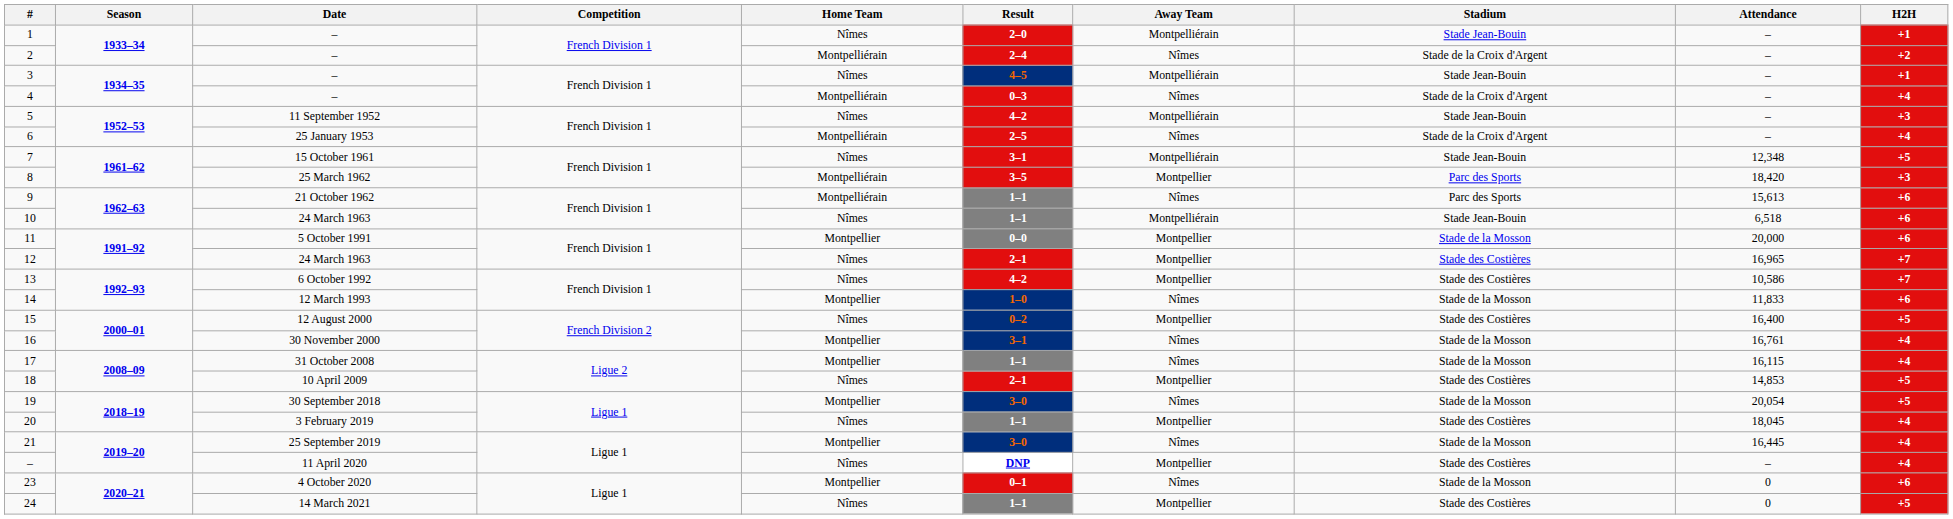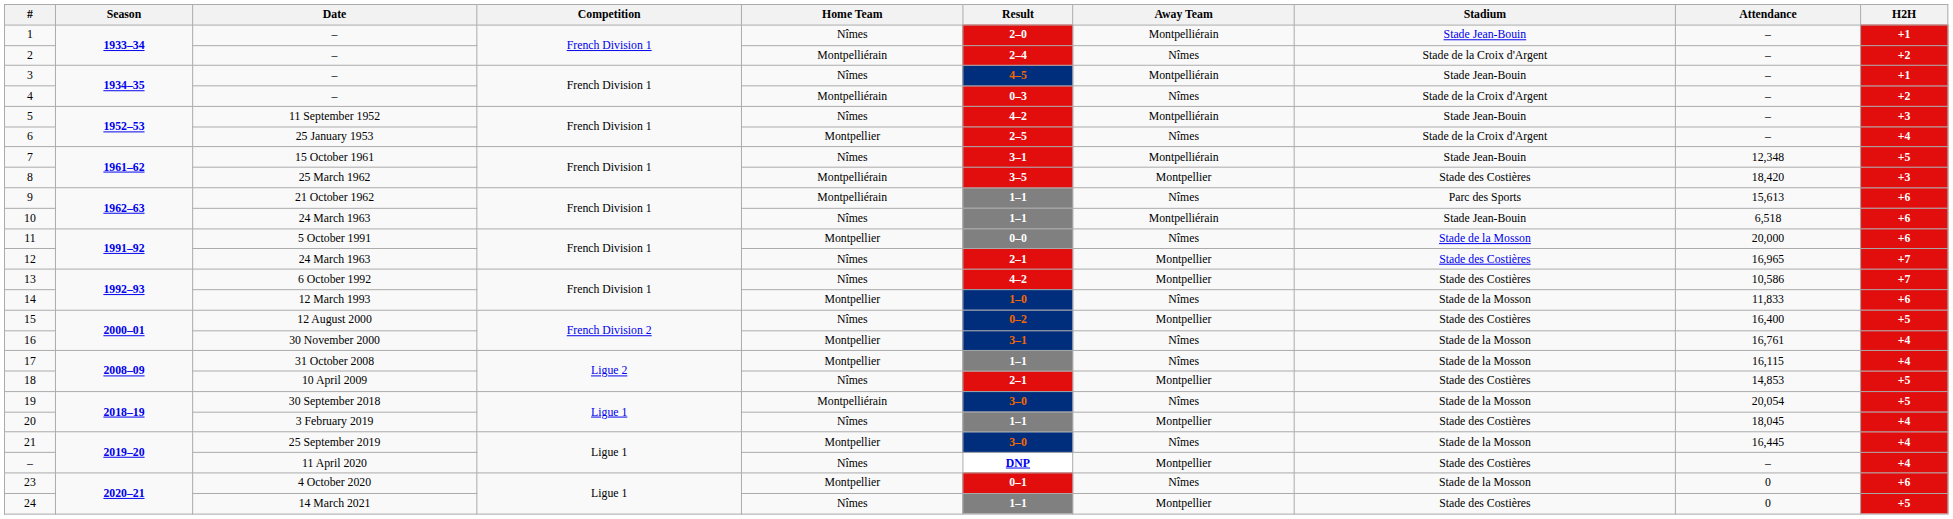(1904, 96) +4 -> (1904, 96) +2
(852, 136) Montpelliérain -> (852, 136) Montpellier
(1485, 177) Parc des Sports -> (1485, 177) Stade des Costières
(1184, 238) Montpellier -> (1184, 238) Nîmes
(852, 401) Montpellier -> (852, 401) Montpelliérain
